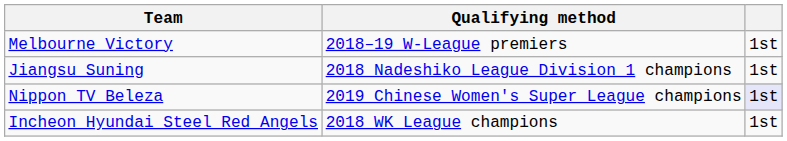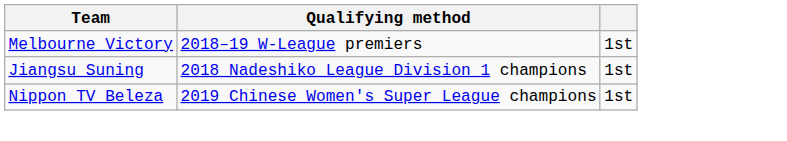(764, 97) lavender background -> (619, 97) no background
- row: (163, 123)
